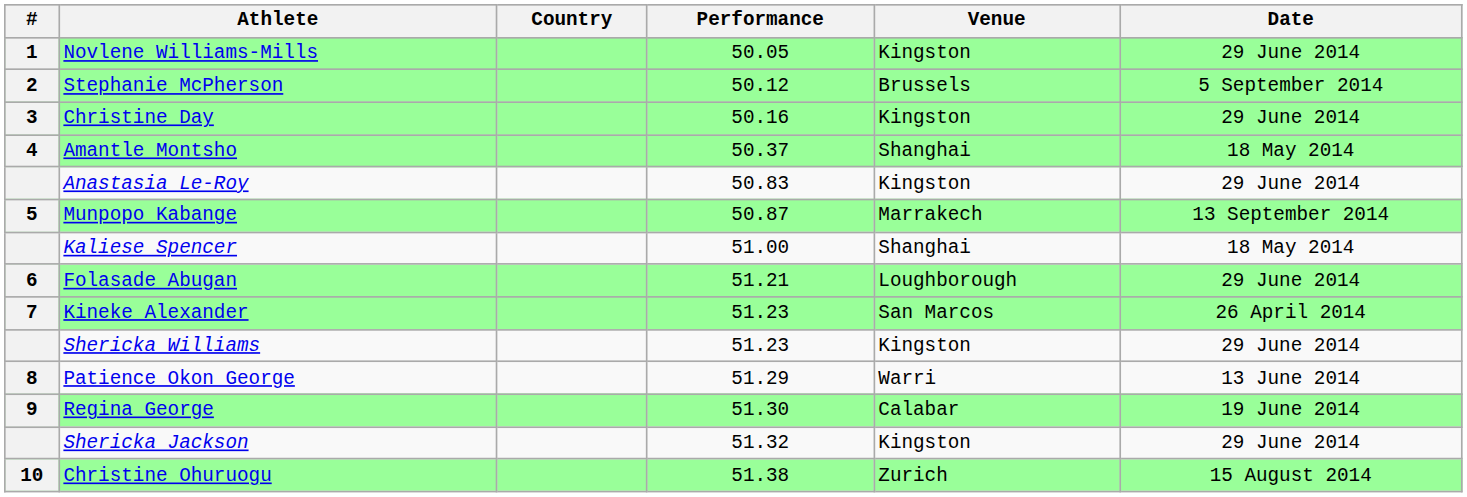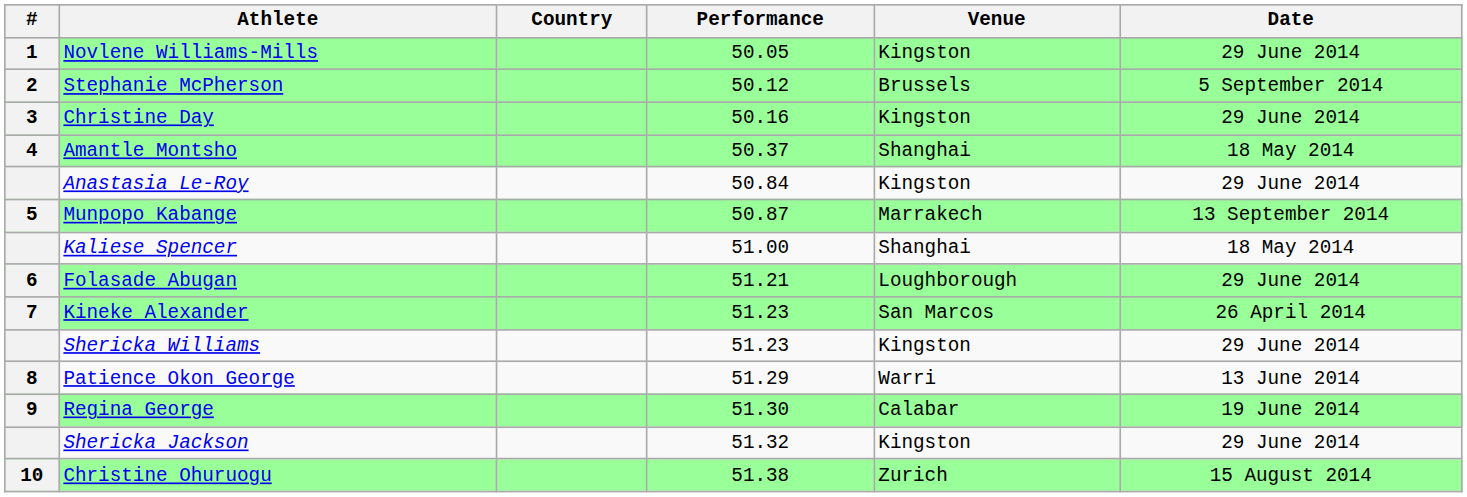(760, 183) 50.83 -> (760, 183) 50.84
